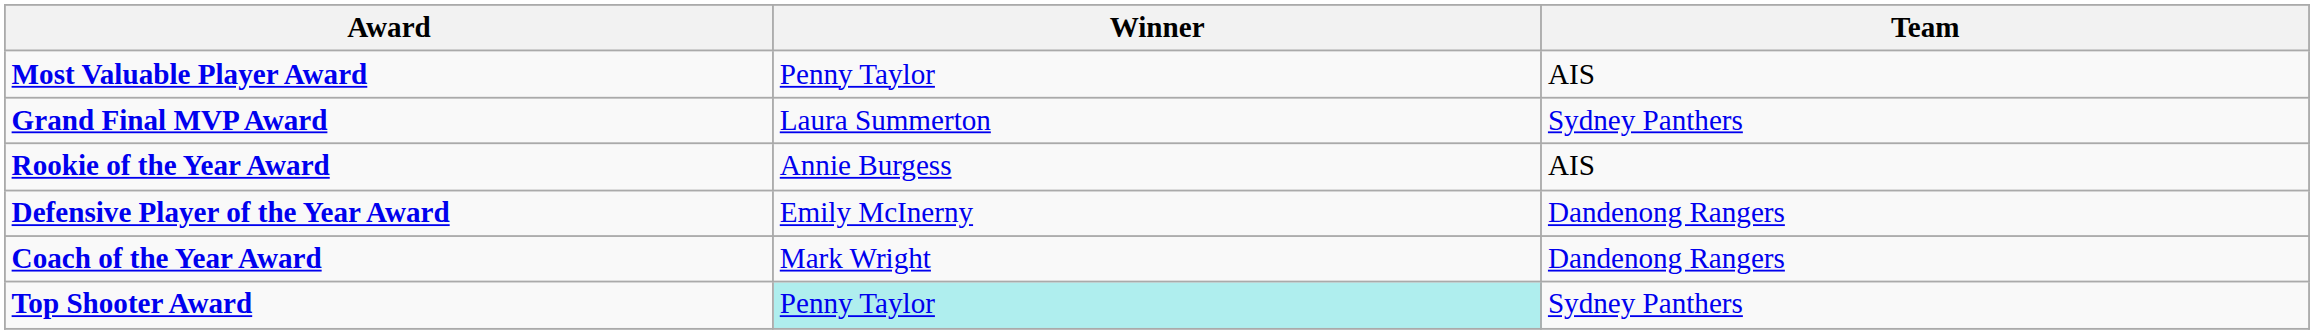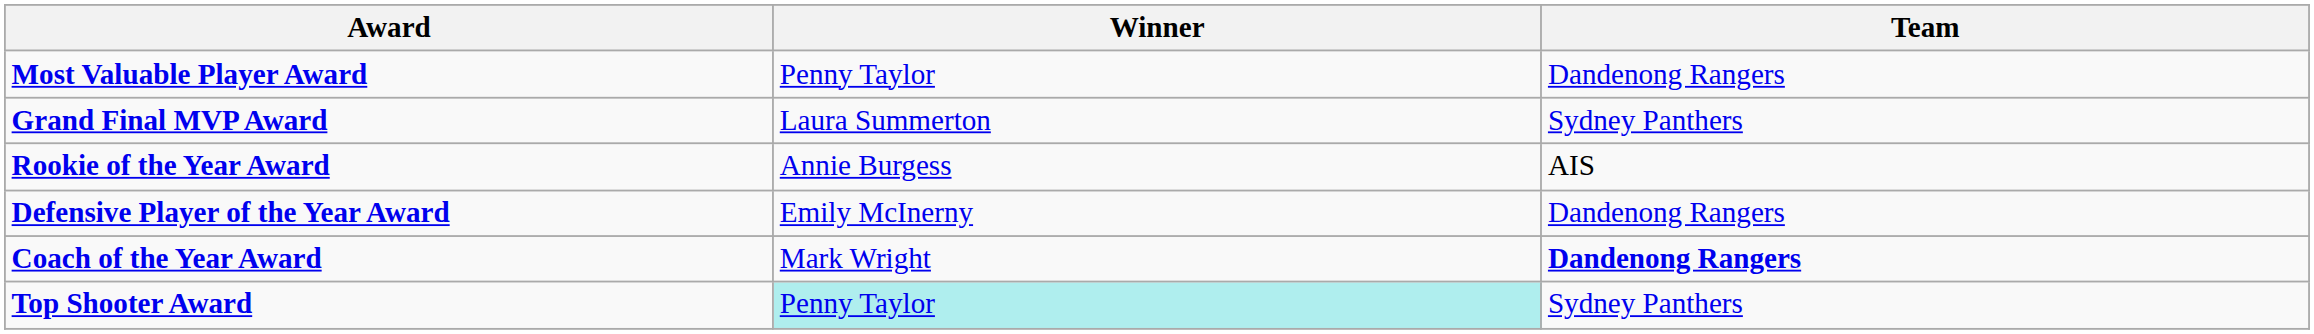(1571, 73) AIS -> (1666, 73) Dandenong Rangers
(1666, 258) normal -> (1675, 258) bold
